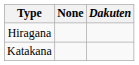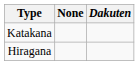rows swapped: (29, 32) <-> (29, 51)
